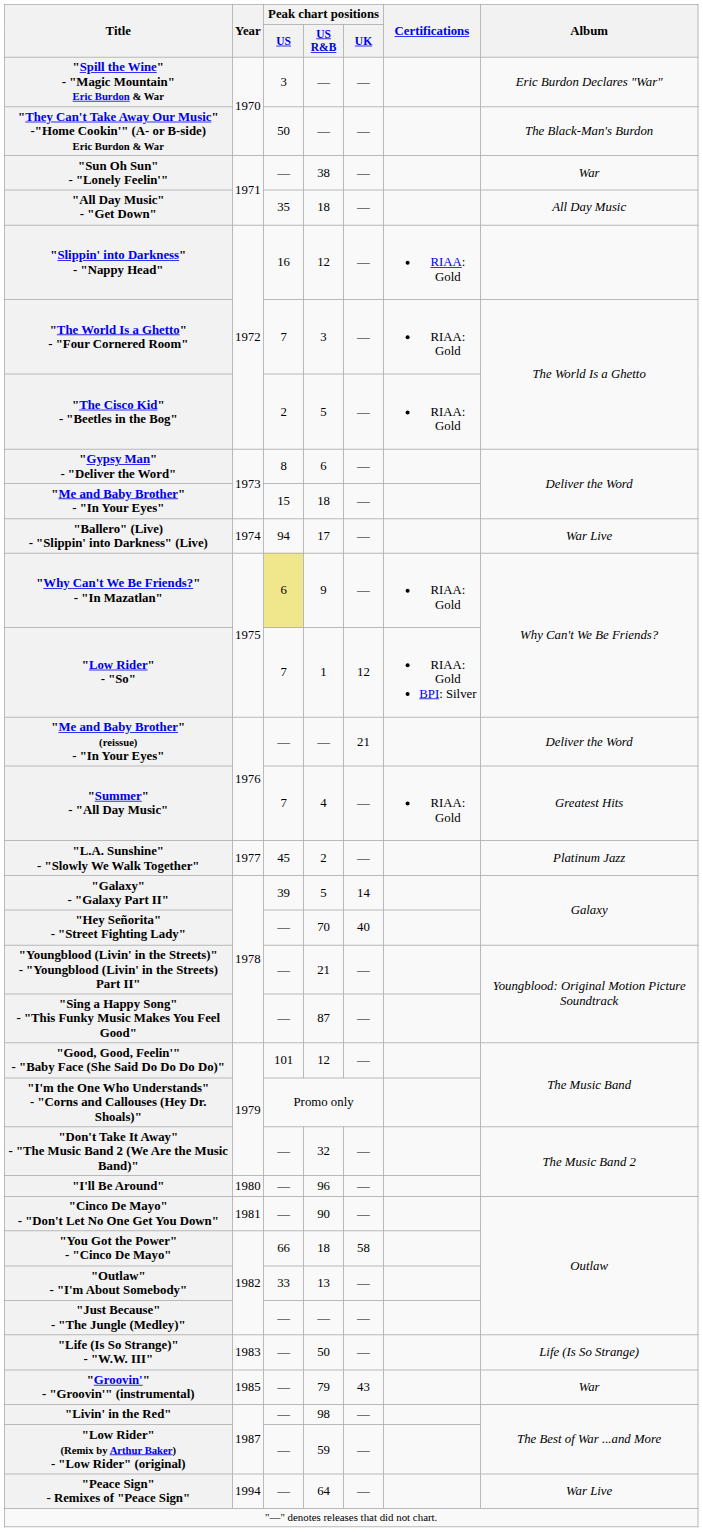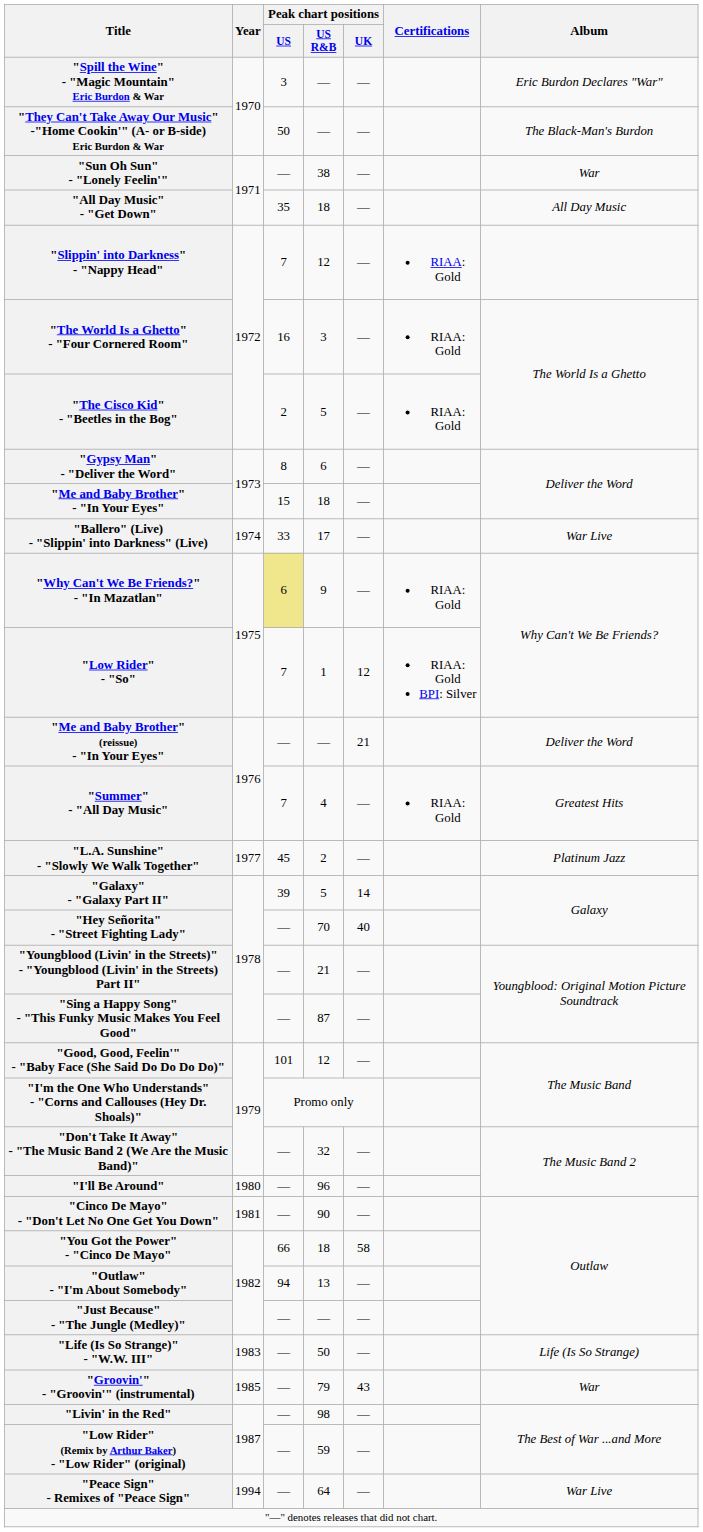(284, 262) 16 -> (284, 262) 7
(284, 337) 7 -> (284, 337) 16
(284, 535) 94 -> (284, 535) 33
(284, 1283) 33 -> (284, 1283) 94
